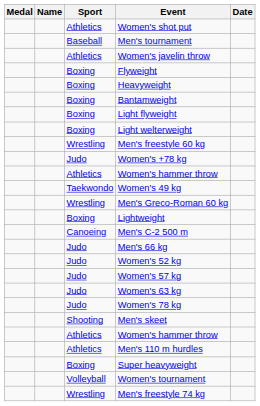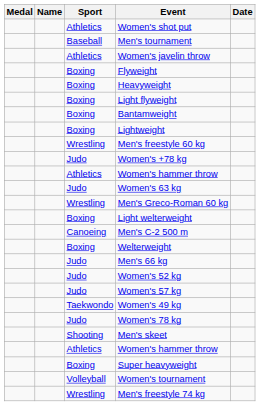rows swapped: (81, 115) <-> (81, 100)
rows swapped: (81, 217) <-> (81, 129)
rows swapped: (90, 188) <-> (77, 291)
+ row: (81, 247)
- row: (84, 349)
